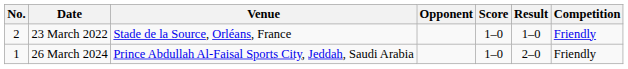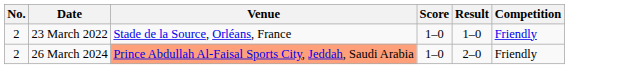- column: (446, 14)
(16, 53) 1 -> (16, 53) 2
(264, 53) no background -> (264, 53) lightsalmon background
